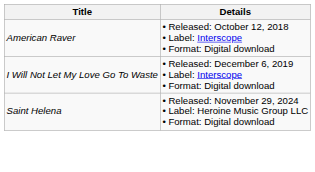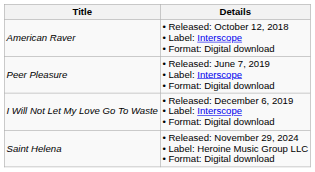+ row: (37, 74)
